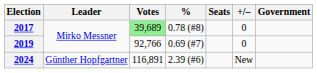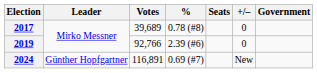(148, 27) lightgreen background -> (148, 27) no background
(186, 43) 0.69 (#7) -> (186, 43) 2.39 (#6)
(186, 59) 2.39 (#6) -> (186, 59) 0.69 (#7)
